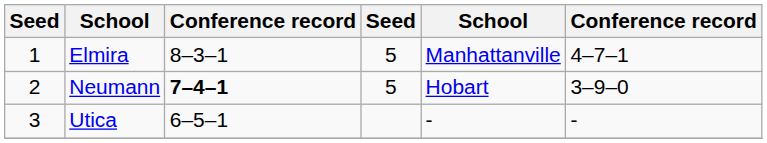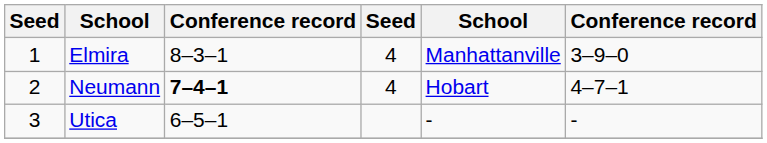(391, 54) 5 -> (391, 54) 4
(600, 54) 4–7–1 -> (600, 54) 3–9–0
(391, 87) 5 -> (391, 87) 4
(600, 87) 3–9–0 -> (600, 87) 4–7–1
